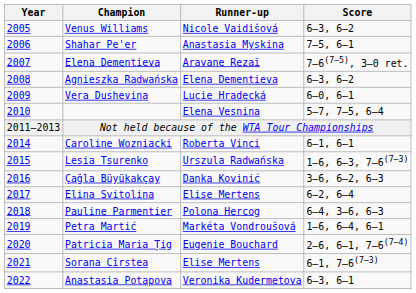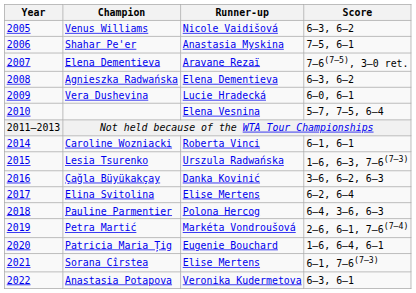(345, 227) 1–6, 6–4, 6–1 -> (357, 228) 2–6, 6–1, 7–6(7–4)
(357, 244) 2–6, 6–1, 7–6(7–4) -> (345, 245) 1–6, 6–4, 6–1
